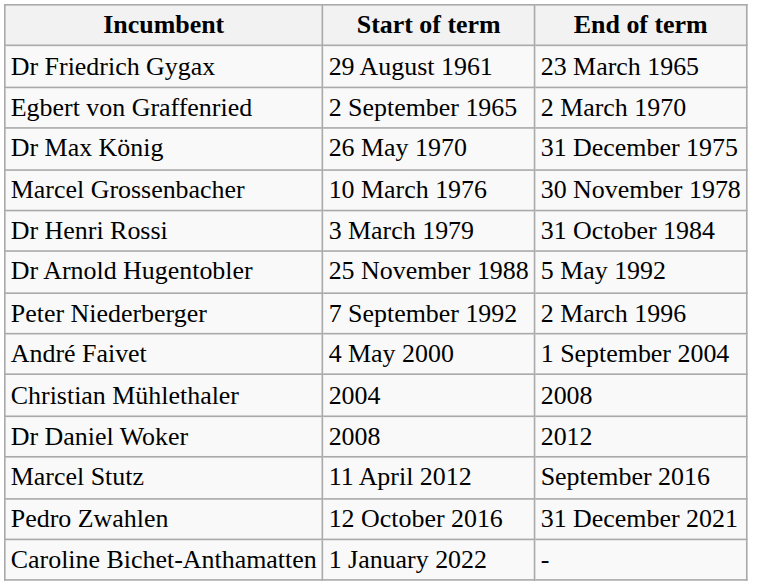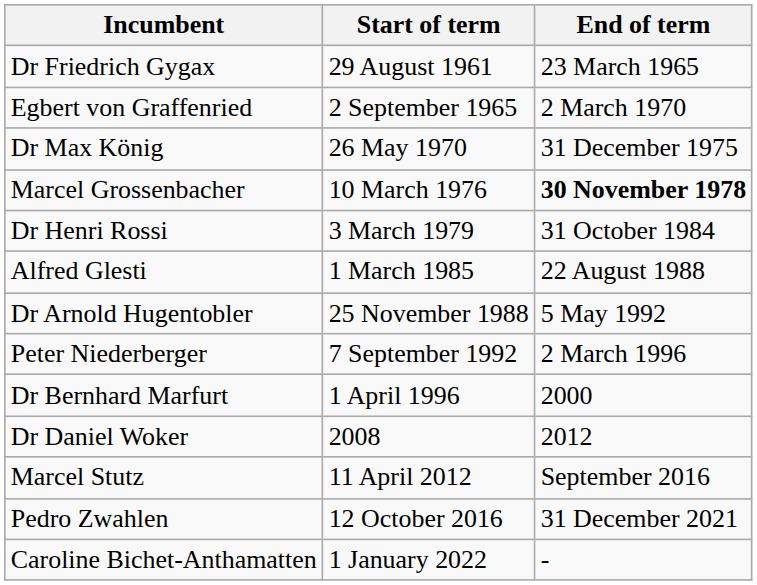(641, 189) normal -> (643, 189) bold
+ row: (79, 271)
+ row: (119, 395)
- row: (79, 353)
- row: (125, 395)
